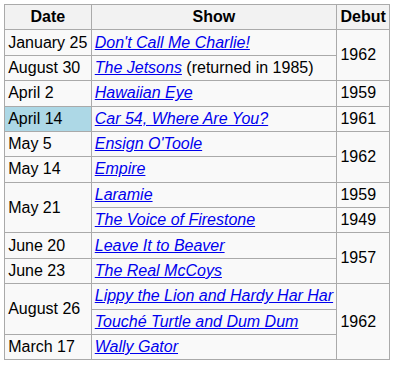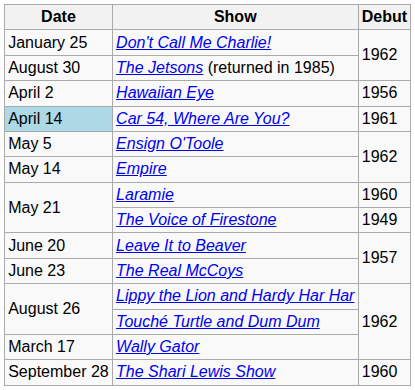(358, 93) 1959 -> (380, 93) 1956
(358, 194) 1959 -> (380, 194) 1960
+ row: (196, 372)
